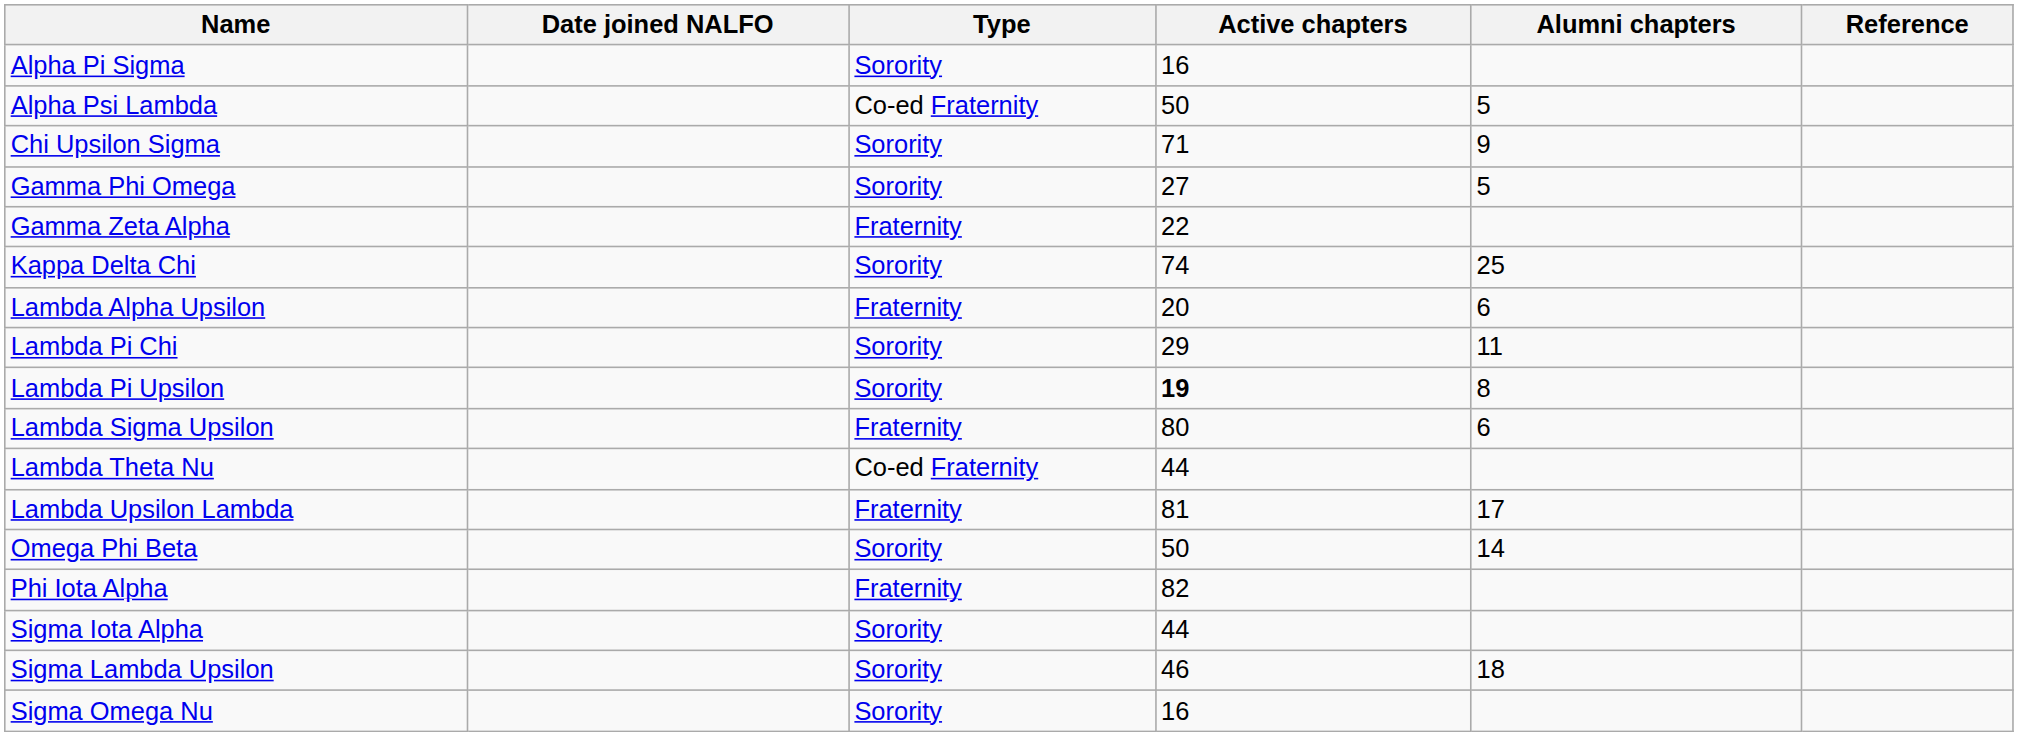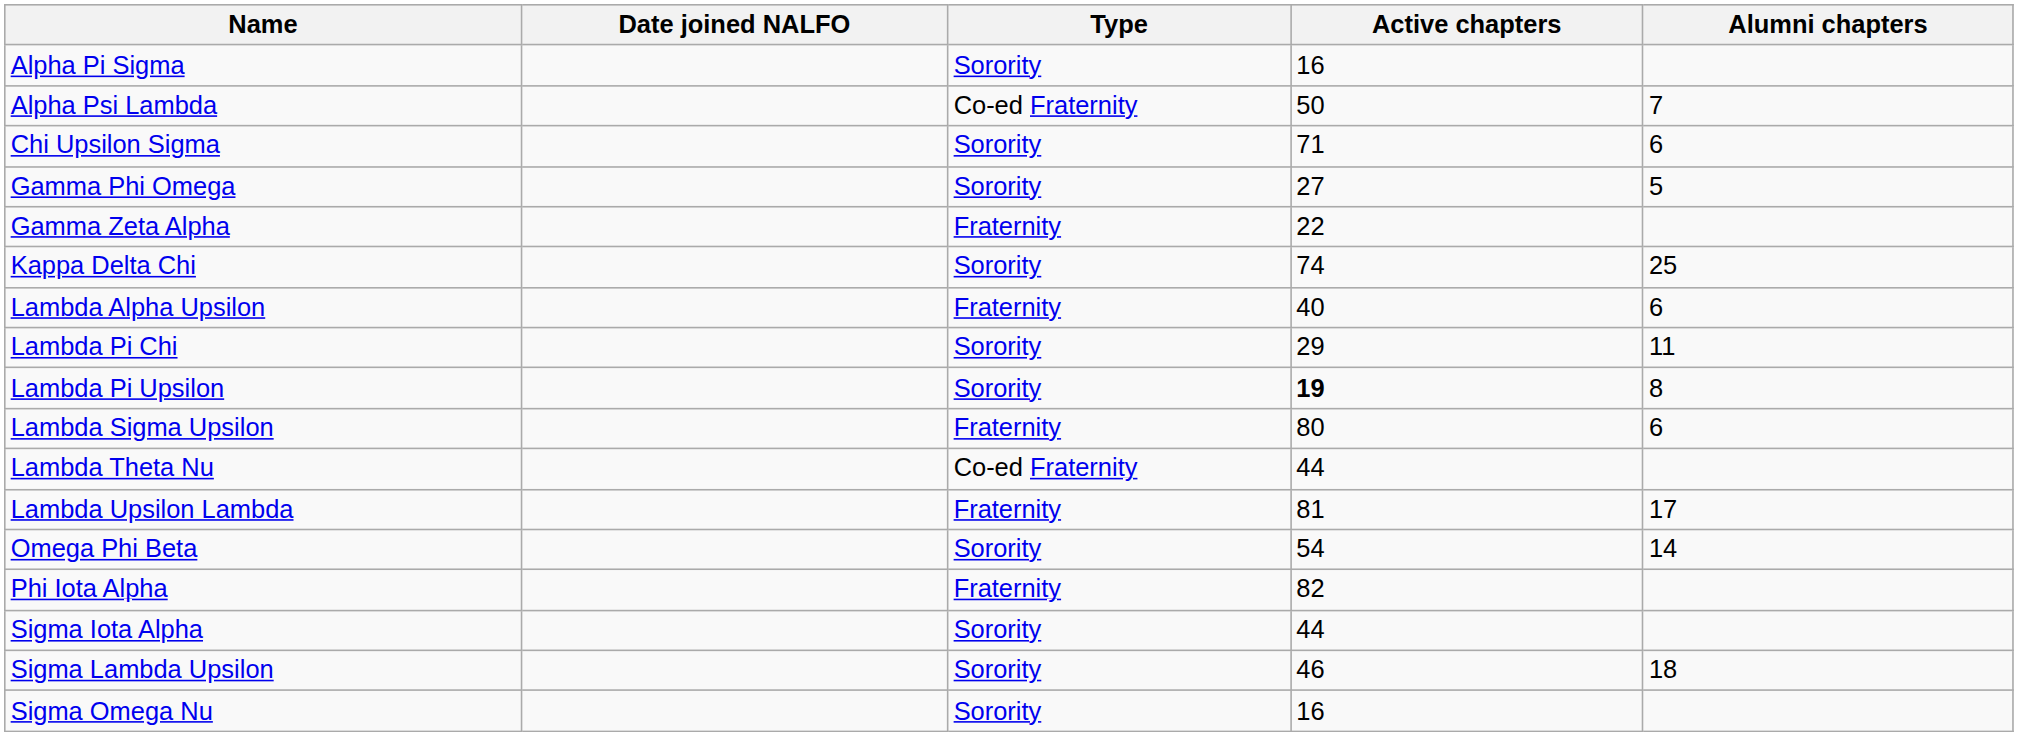- column: (1907, 24)
(1484, 105) 5 -> (1656, 105) 7
(1484, 145) 9 -> (1656, 145) 6
(1175, 307) 20 -> (1310, 307) 40
(1175, 549) 50 -> (1310, 549) 54
